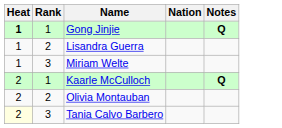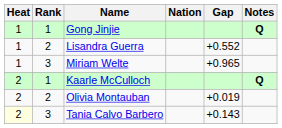+ column: (223, 13)
(18, 30) bold -> (18, 30) normal
